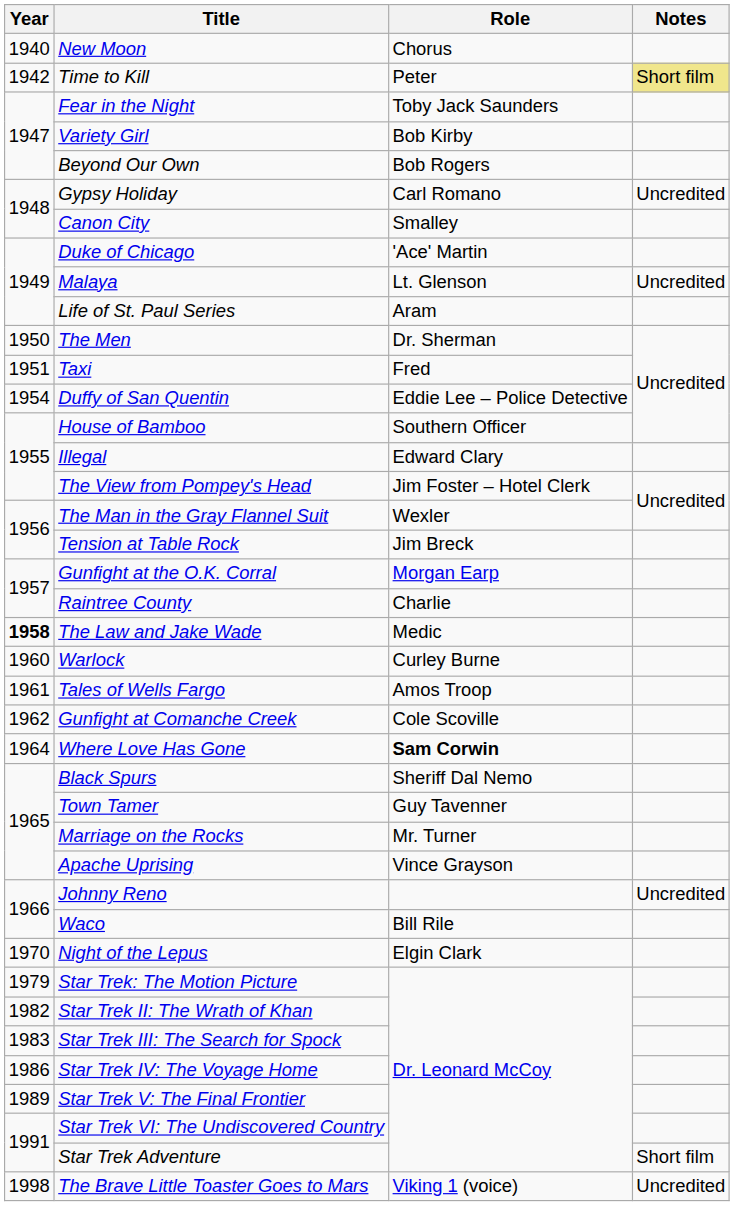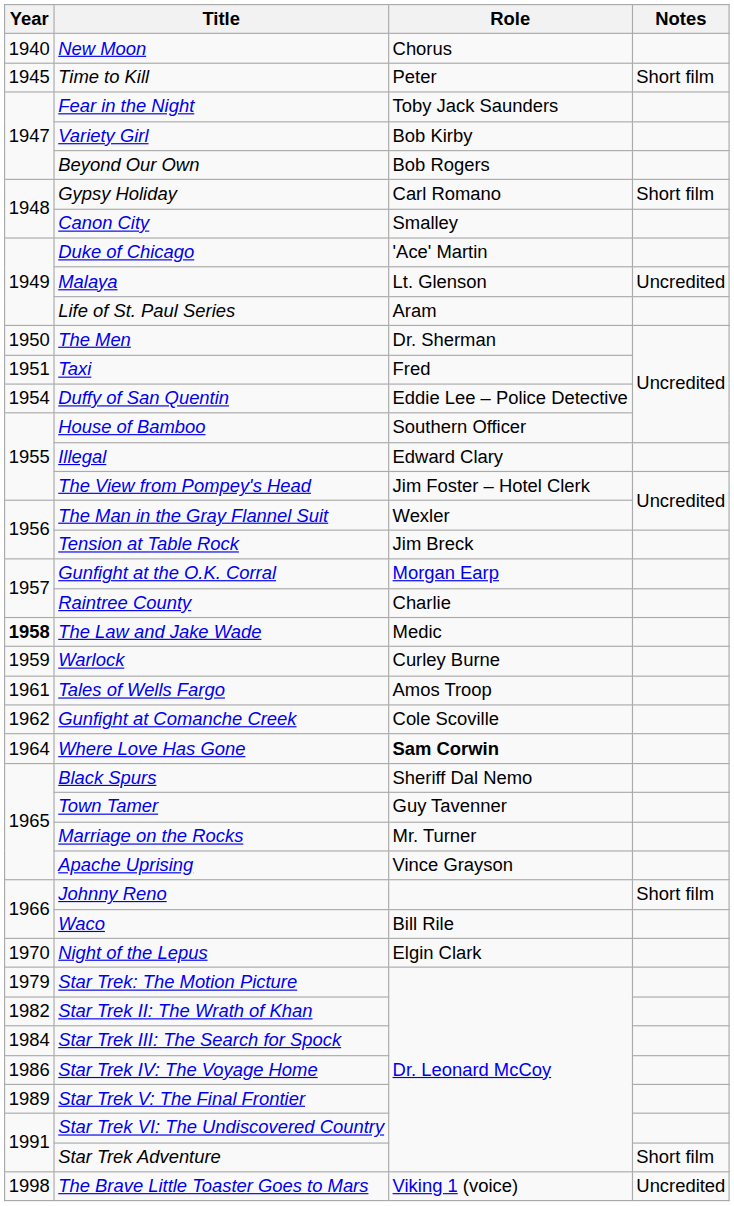(29, 77) 1942 -> (29, 77) 1945
(675, 77) khaki background -> (675, 77) no background
(681, 194) Uncredited -> (675, 194) Short film
(29, 661) 1960 -> (29, 661) 1959
(681, 894) Uncredited -> (675, 894) Short film
(29, 1040) 1983 -> (29, 1040) 1984
